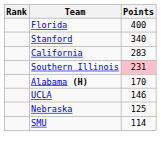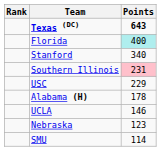+ row: (55, 26)
(139, 25) no background -> (139, 41) paleturquoise background
- row: (57, 53)
+ row: (39, 83)
(139, 81) 170 -> (139, 97) 178
(139, 109) 125 -> (139, 125) 123
